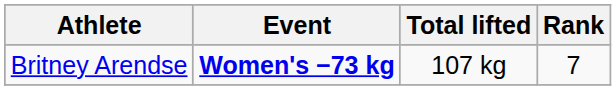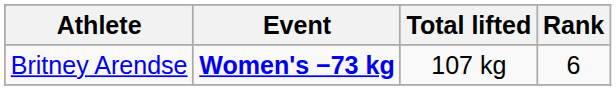(574, 65) 7 -> (574, 65) 6
